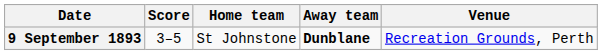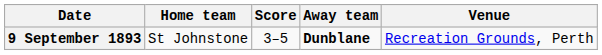columns swapped: (246, 16) <-> (169, 16)
